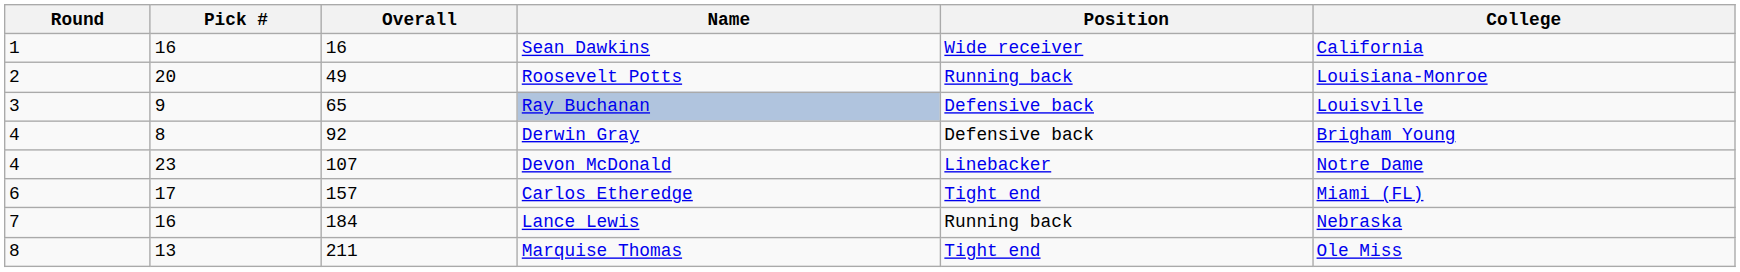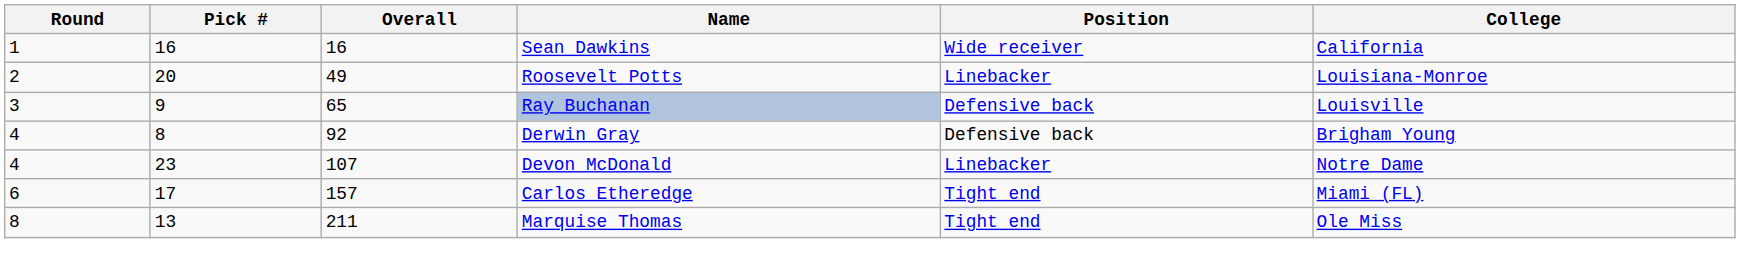(1008, 77) Running back -> (998, 77) Linebacker
- row: (581, 222)
